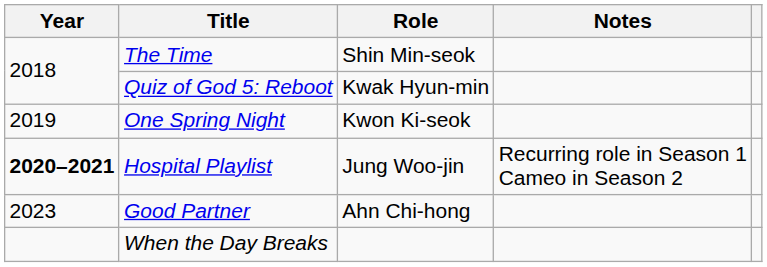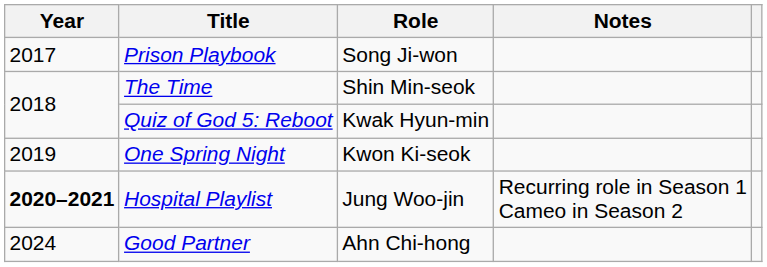+ row: (200, 54)
(33, 210) 2023 -> (33, 244) 2024
- row: (226, 244)
